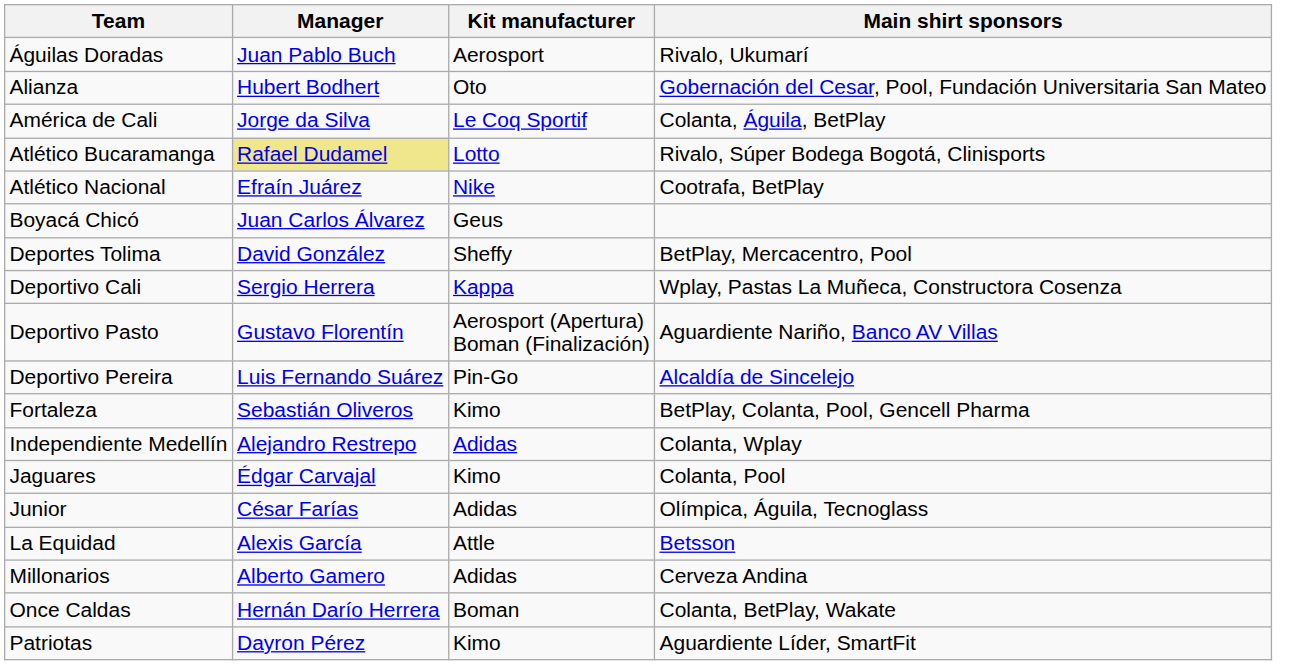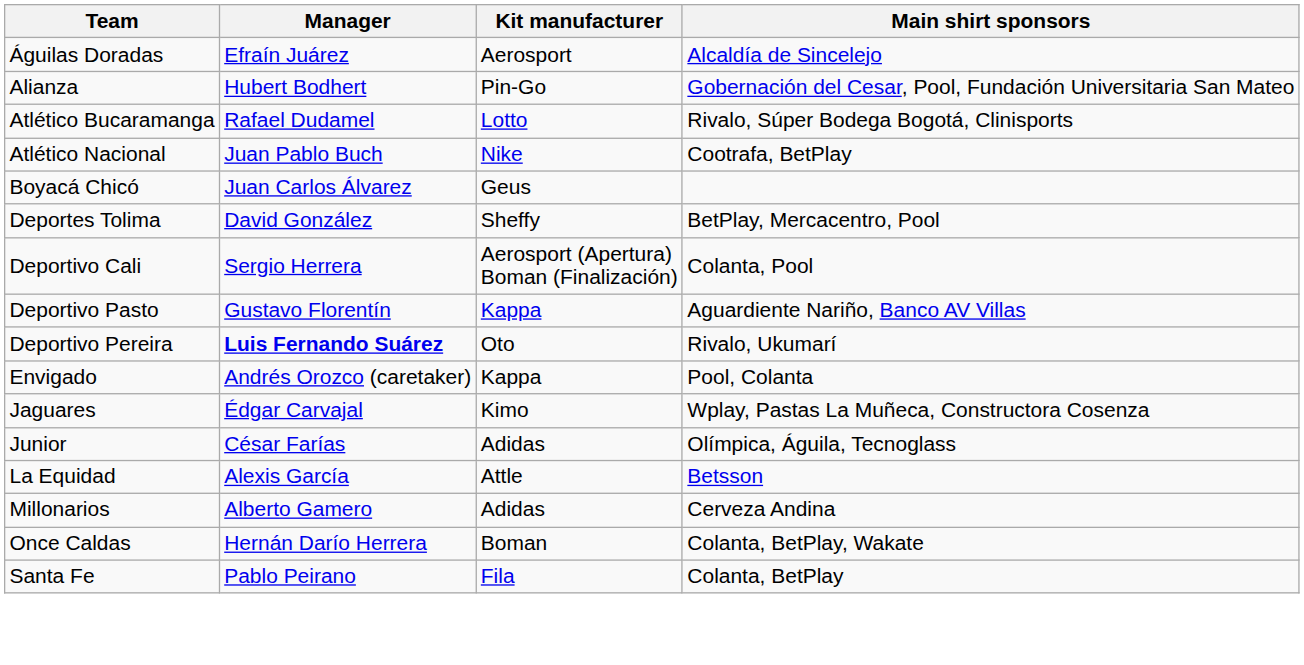(316, 54) Juan Pablo Buch -> (287, 54) Efraín Juárez
(734, 54) Rivalo, Ukumarí -> (785, 54) Alcaldía de Sincelejo
(470, 87) Oto -> (513, 87) Pin-Go
- row: (83, 120)
(312, 154) khaki background -> (299, 120) no background
(299, 187) Efraín Juárez -> (303, 154) Juan Pablo Buch
(483, 287) Kappa -> (579, 265) Aerosport (Apertura) Boman (Finalización)
(891, 287) Wplay, Pastas La Muñeca, Constructora Cosenza -> (750, 265) Colanta, Pool
(551, 332) Aerosport (Apertura) Boman (Finalización) -> (511, 310) Kappa
(340, 377) normal -> (334, 343) bold
(486, 377) Pin-Go -> (498, 343) Oto
(757, 377) Alcaldía de Sincelejo -> (762, 343) Rivalo, Ukumarí
+ row: (53, 377)
- row: (53, 410)
- row: (118, 443)
(722, 476) Colanta, Pool -> (918, 410) Wplay, Pastas La Muñeca, Constructora Cosenza
- row: (51, 643)
+ row: (52, 576)
